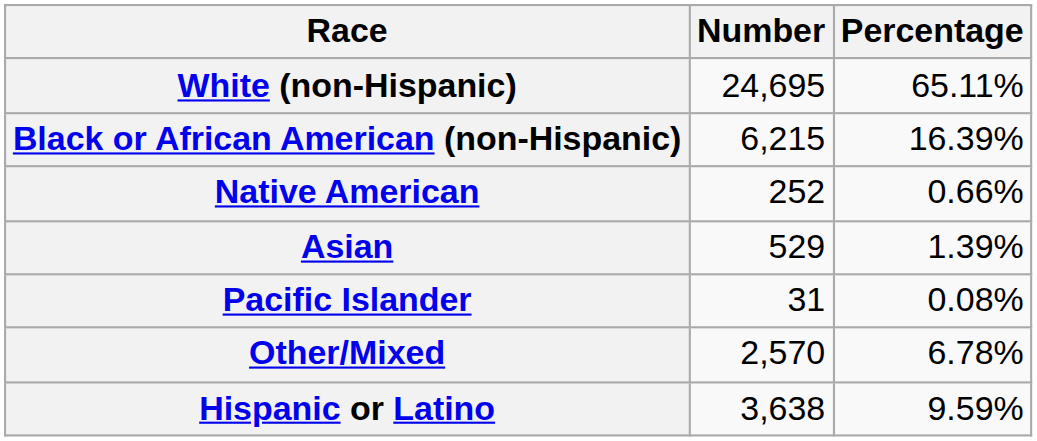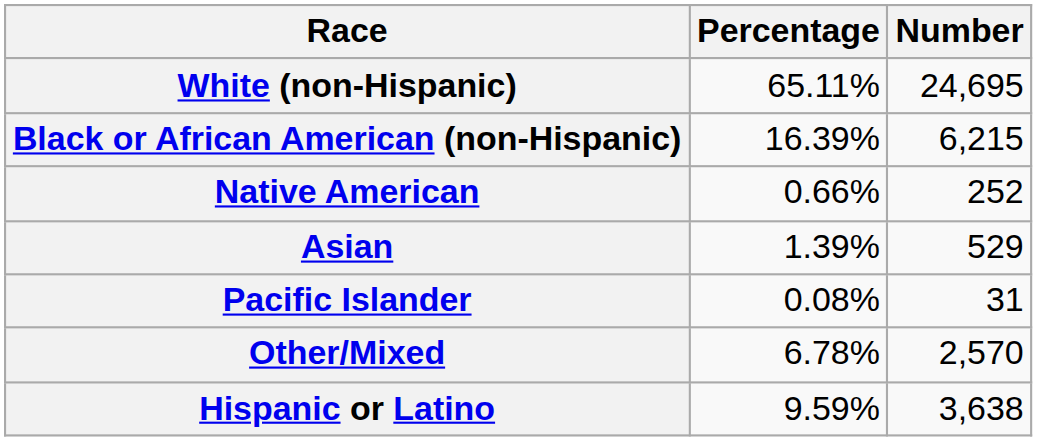columns swapped: (761, 31) <-> (932, 31)
